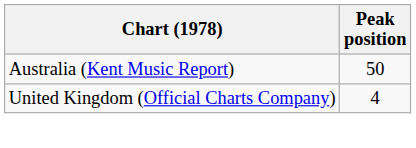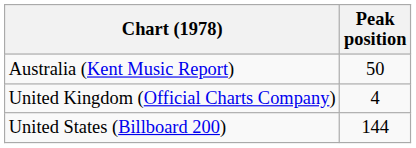+ row: (117, 127)
